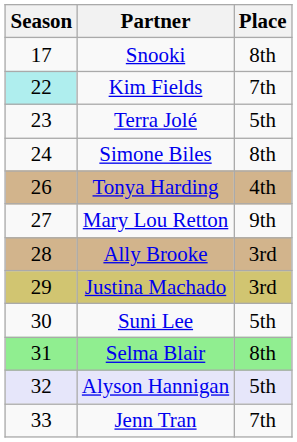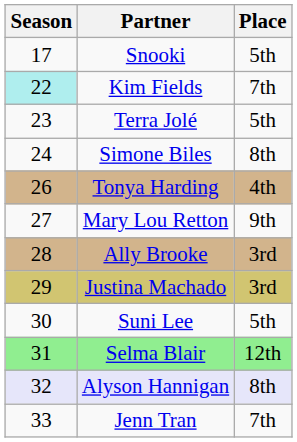(263, 54) 8th -> (263, 54) 5th
(263, 353) 8th -> (263, 353) 12th
(263, 386) 5th -> (263, 386) 8th
